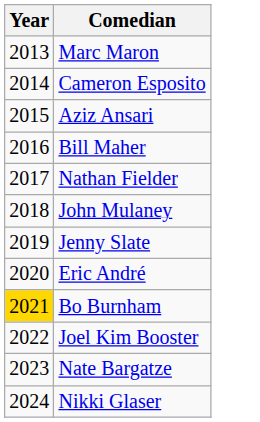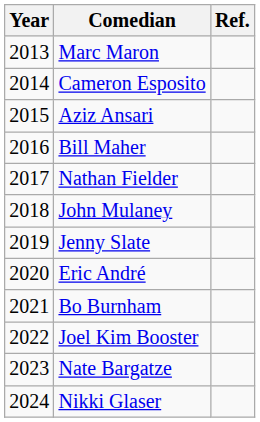+ column: (232, 20)
(29, 305) gold background -> (29, 305) no background
